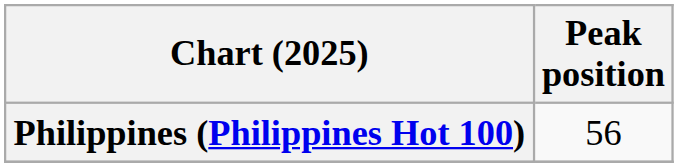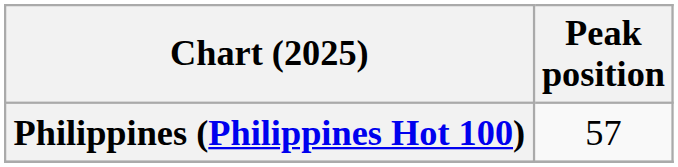(603, 131) 56 -> (603, 131) 57
